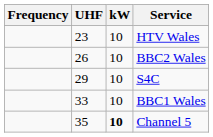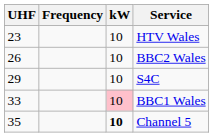columns swapped: (38, 15) <-> (89, 15)
(116, 100) no background -> (116, 100) pink background
